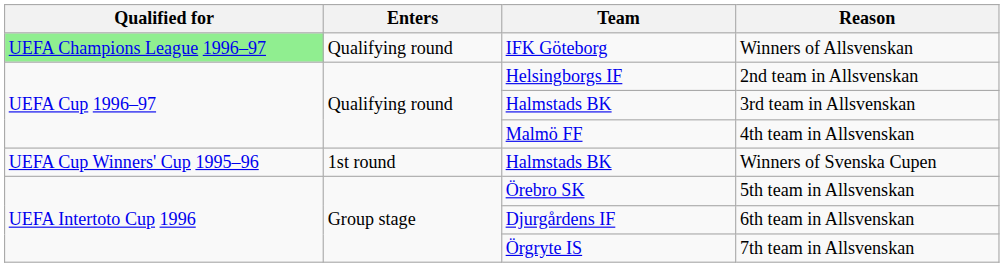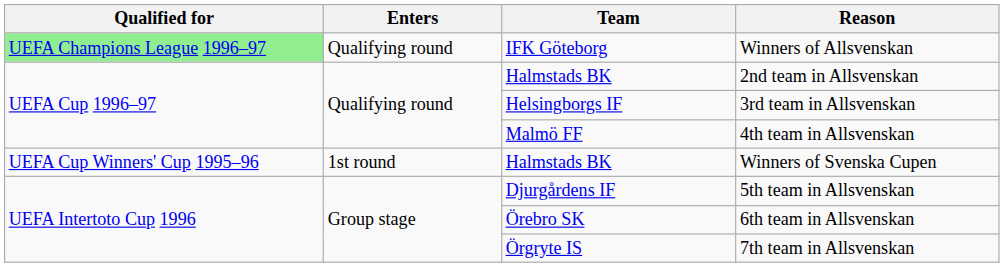(564, 76) Helsingborgs IF -> (559, 76) Halmstads BK
(559, 104) Halmstads BK -> (564, 104) Helsingborgs IF
(545, 190) Örebro SK -> (560, 190) Djurgårdens IF
(560, 219) Djurgårdens IF -> (545, 219) Örebro SK
